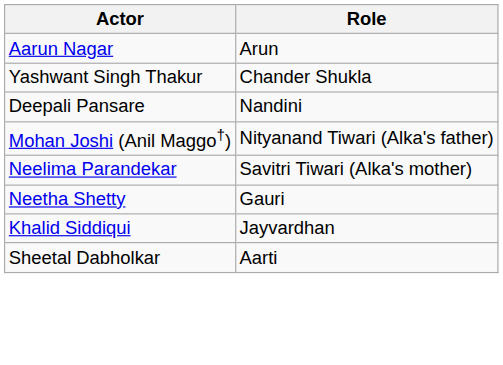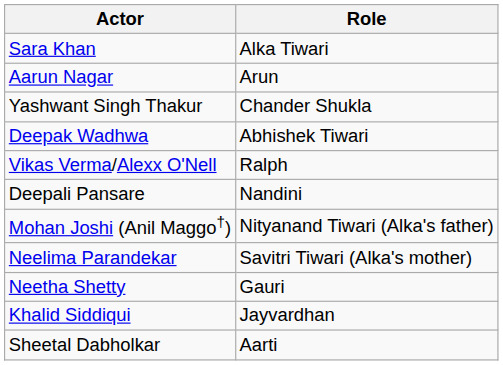+ row: (52, 48)
+ row: (79, 135)
+ row: (113, 164)
